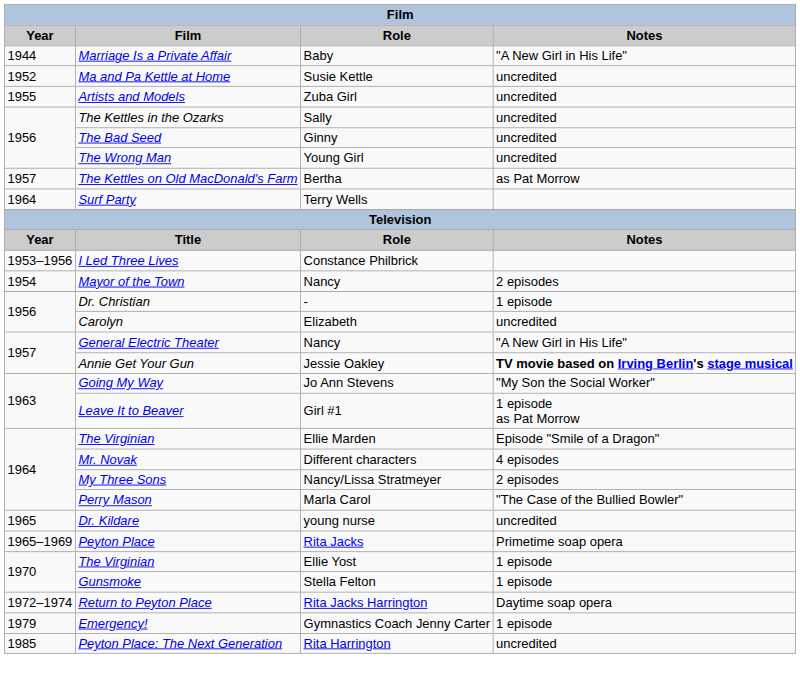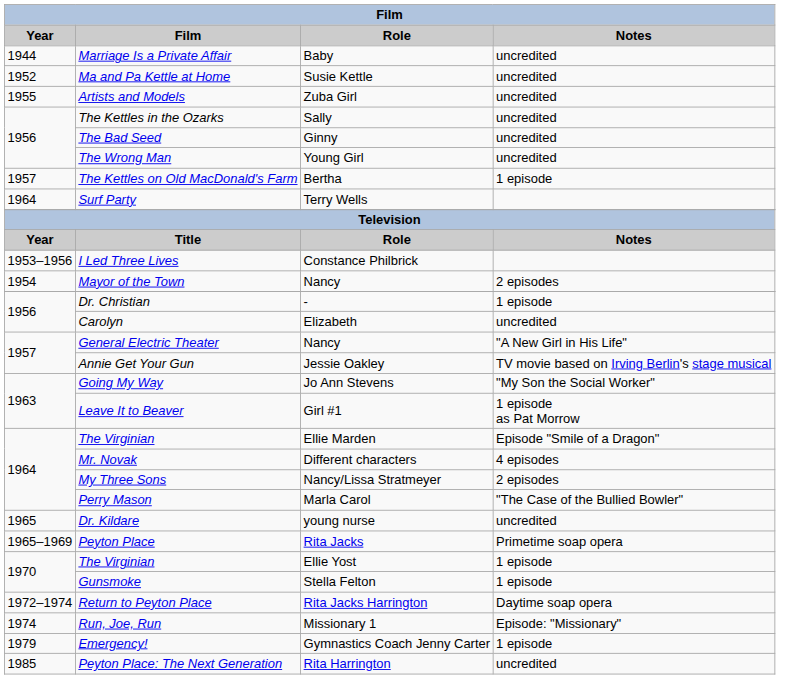(562, 56) "A New Girl in His Life" -> (526, 56) uncredited
(538, 179) as Pat Morrow -> (524, 179) 1 episode
(645, 363) bold -> (634, 363) normal
+ row: (120, 623)
